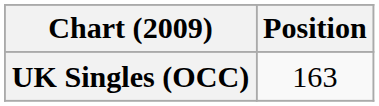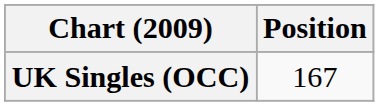(315, 76) 163 -> (315, 76) 167
